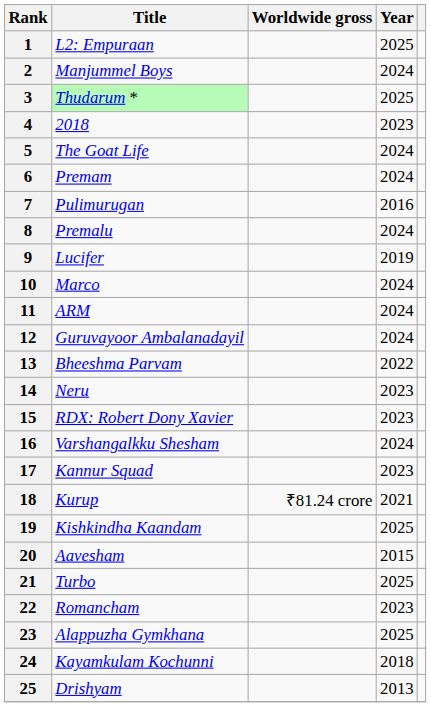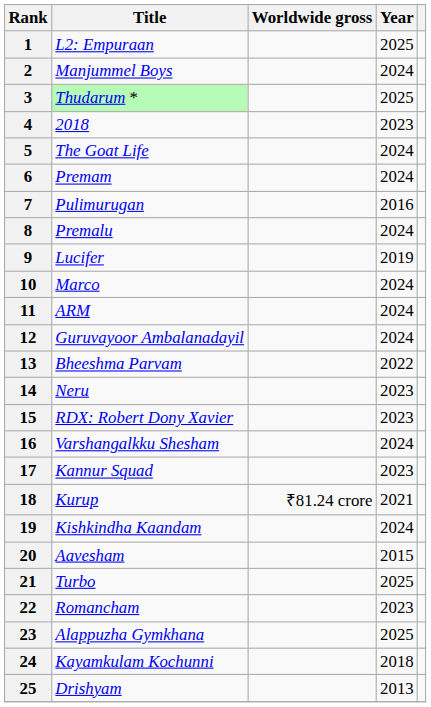(397, 528) 2025 -> (397, 528) 2024
